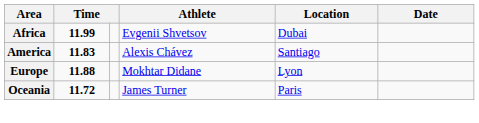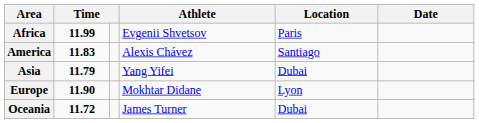(292, 33) Dubai -> (290, 33) Paris
+ row: (29, 71)
(82, 71) 11.88 -> (82, 90) 11.90
(290, 90) Paris -> (292, 109) Dubai
